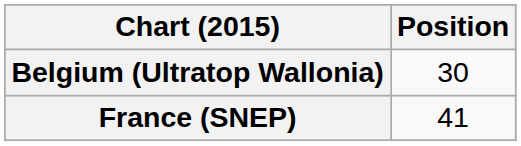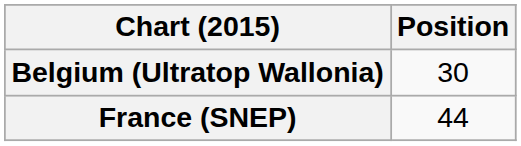(453, 117) 41 -> (453, 117) 44
